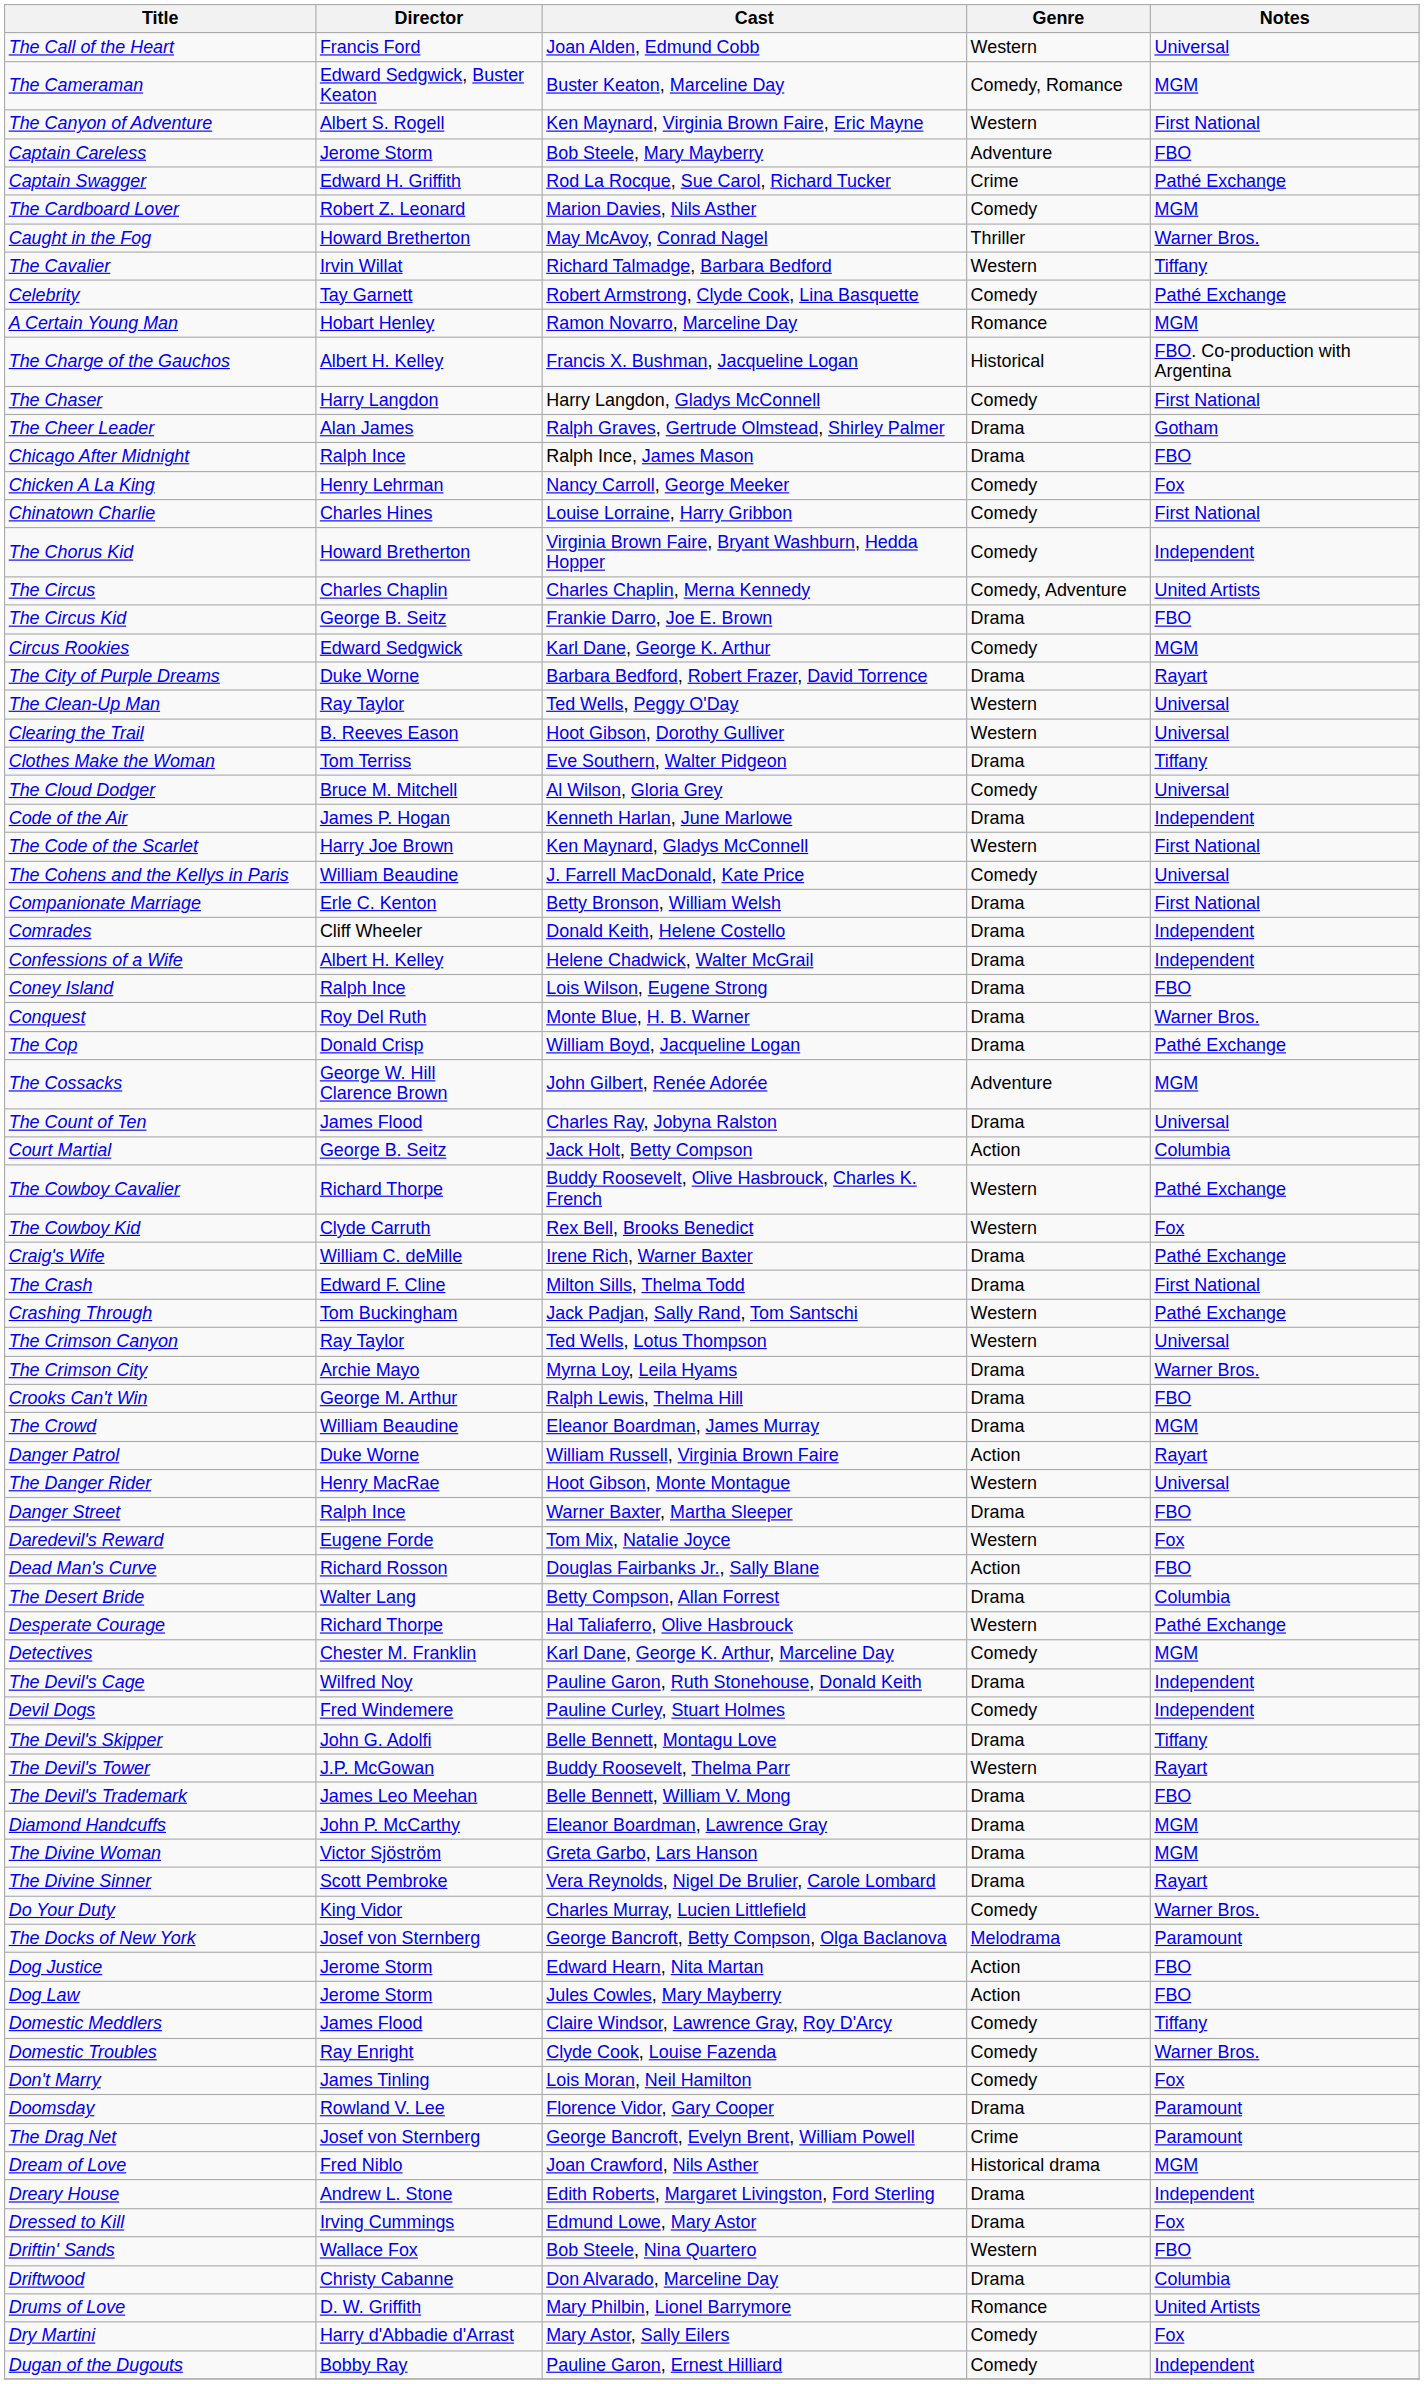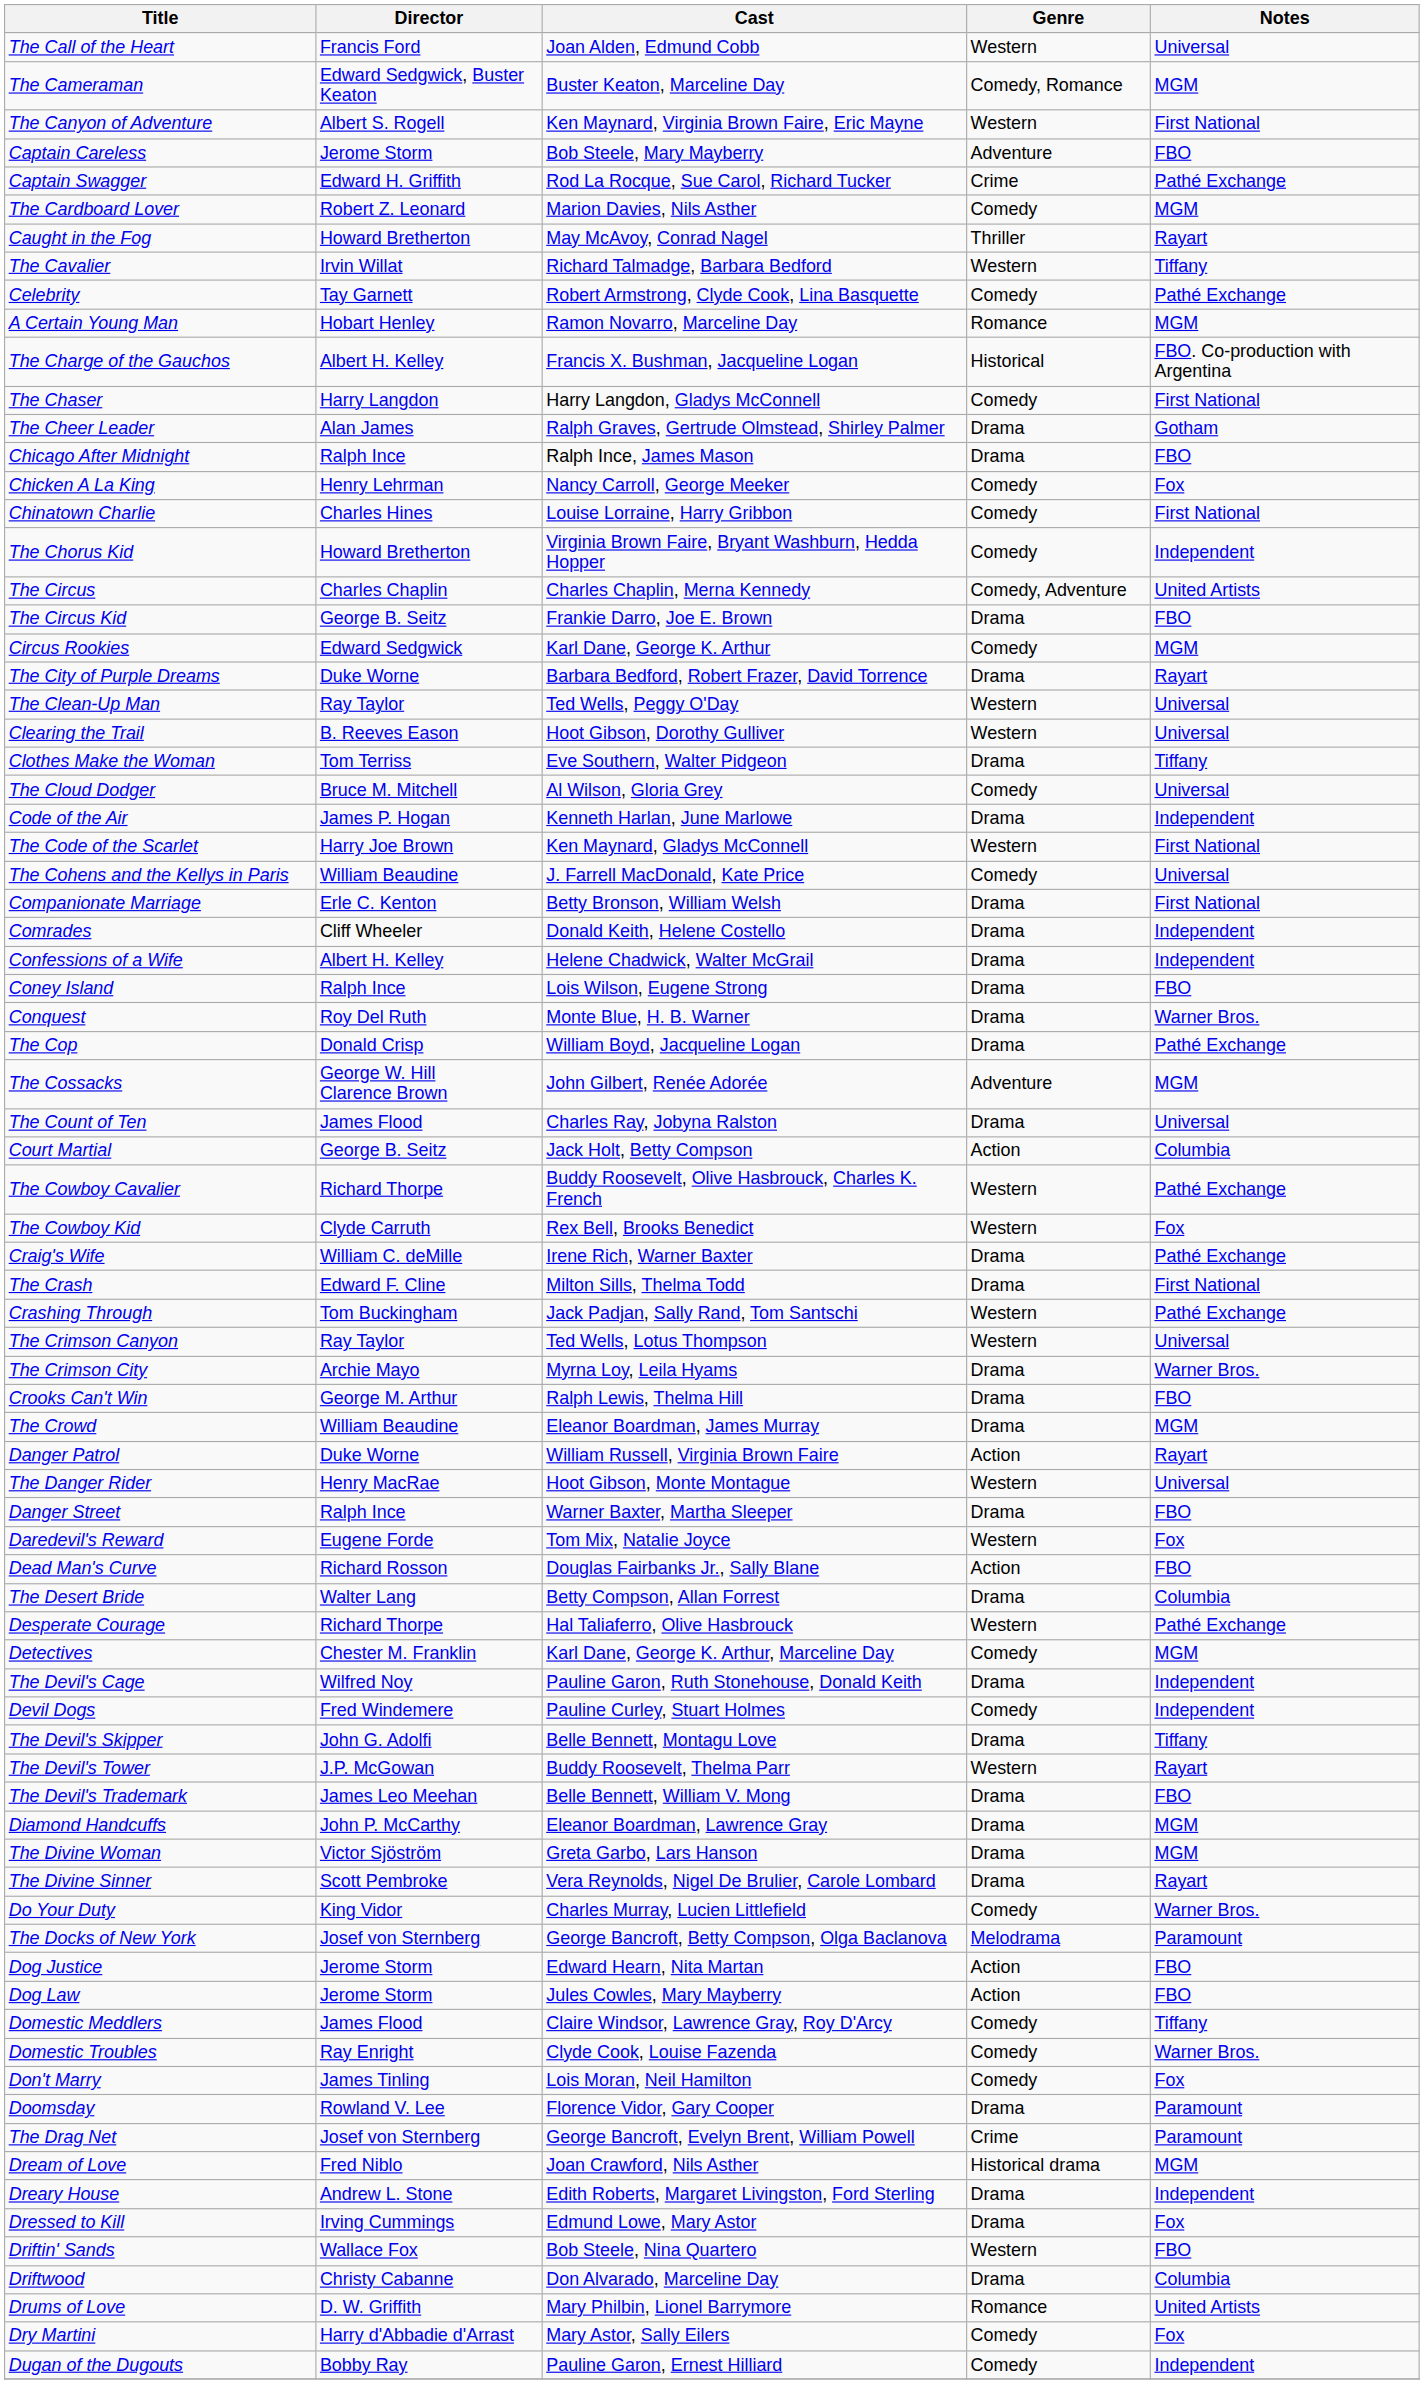(1207, 237) Warner Bros. -> (1181, 237) Rayart
